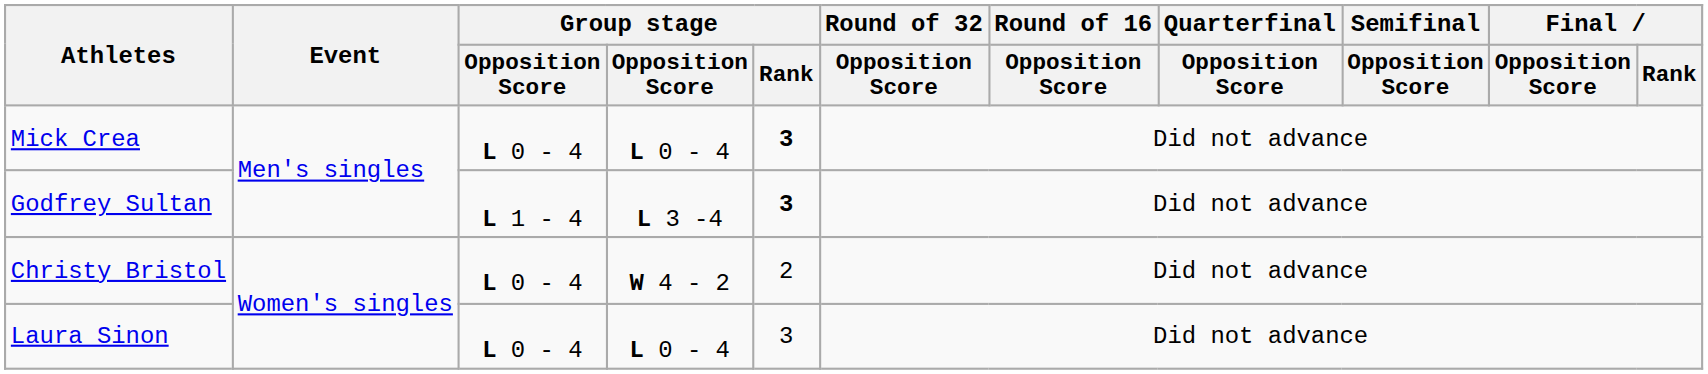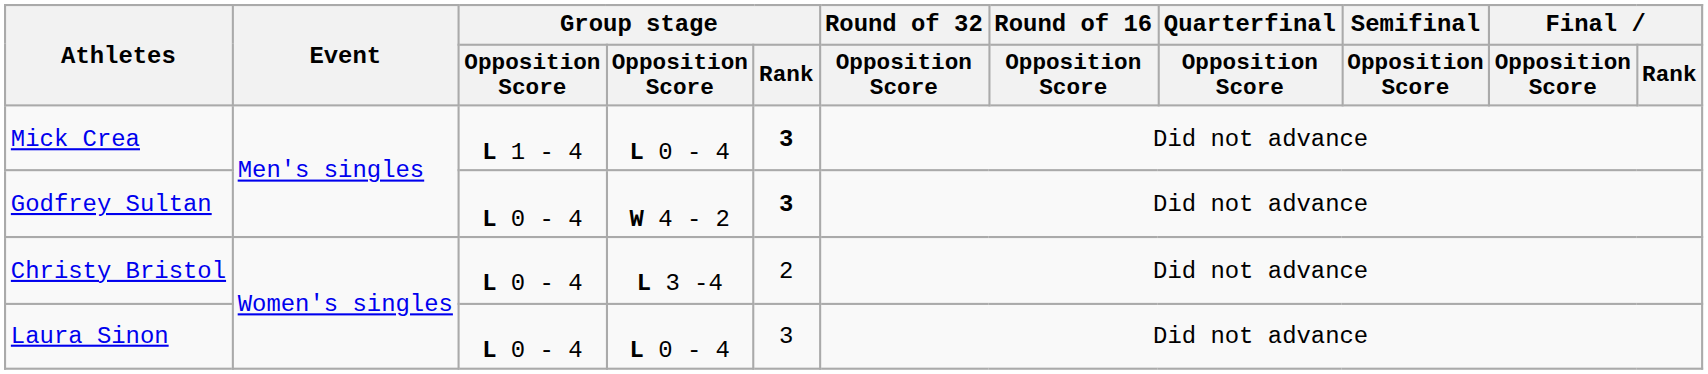(532, 152) L 0 - 4 -> (532, 152) L 1 - 4
(532, 218) L 1 - 4 -> (532, 218) L 0 - 4
(680, 218) L 3 -4 -> (680, 218) W 4 - 2
(680, 284) W 4 - 2 -> (680, 284) L 3 -4
